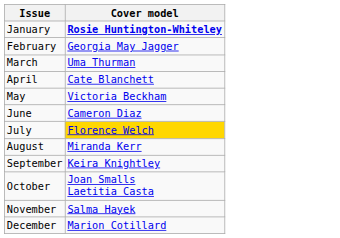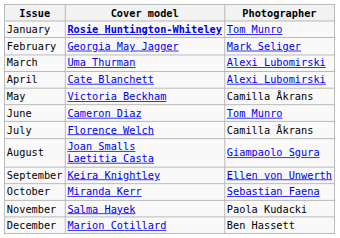+ column: (279, 13)
(111, 130) gold background -> (111, 130) no background
(104, 147) Miranda Kerr -> (111, 153) Joan Smalls Laetitia Casta
(111, 186) Joan Smalls Laetitia Casta -> (104, 192) Miranda Kerr
